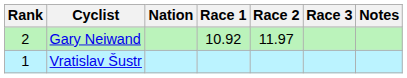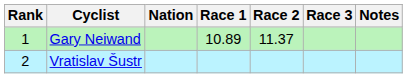(25, 38) 2 -> (25, 38) 1
(223, 38) 10.92 -> (223, 38) 10.89
(276, 38) 11.97 -> (276, 38) 11.37
(25, 61) 1 -> (25, 61) 2
